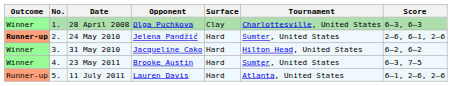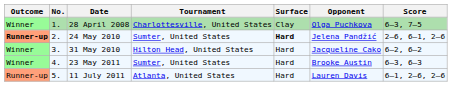columns swapped: (312, 10) <-> (168, 10)
(403, 23) 6–3, 6–3 -> (403, 23) 6–3, 7–5
(215, 36) normal -> (285, 36) bold
(403, 62) 6–3, 7–5 -> (403, 62) 6–3, 6–3
